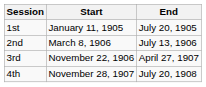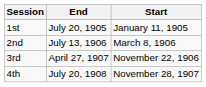columns swapped: (91, 12) <-> (169, 12)
